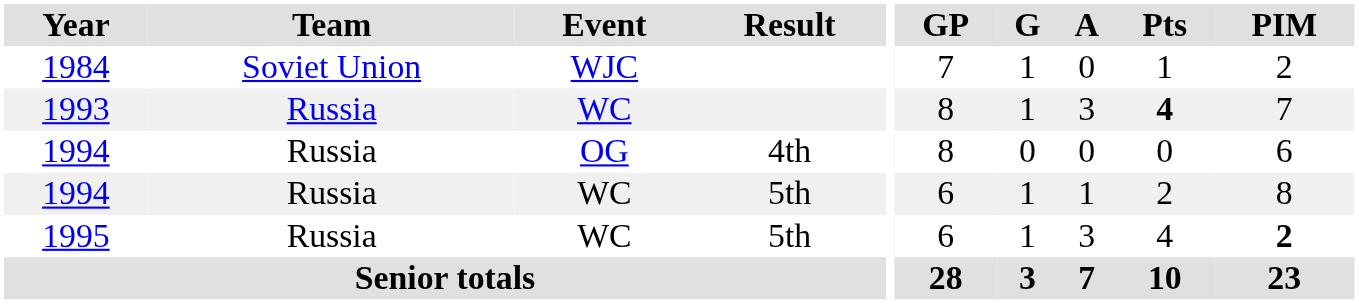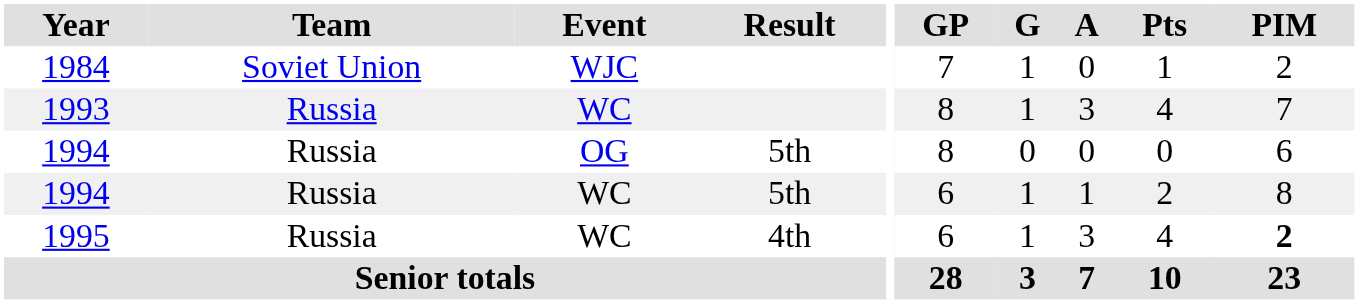(1165, 108) bold -> (1165, 108) normal
(790, 151) 4th -> (790, 151) 5th
(790, 235) 5th -> (790, 235) 4th
